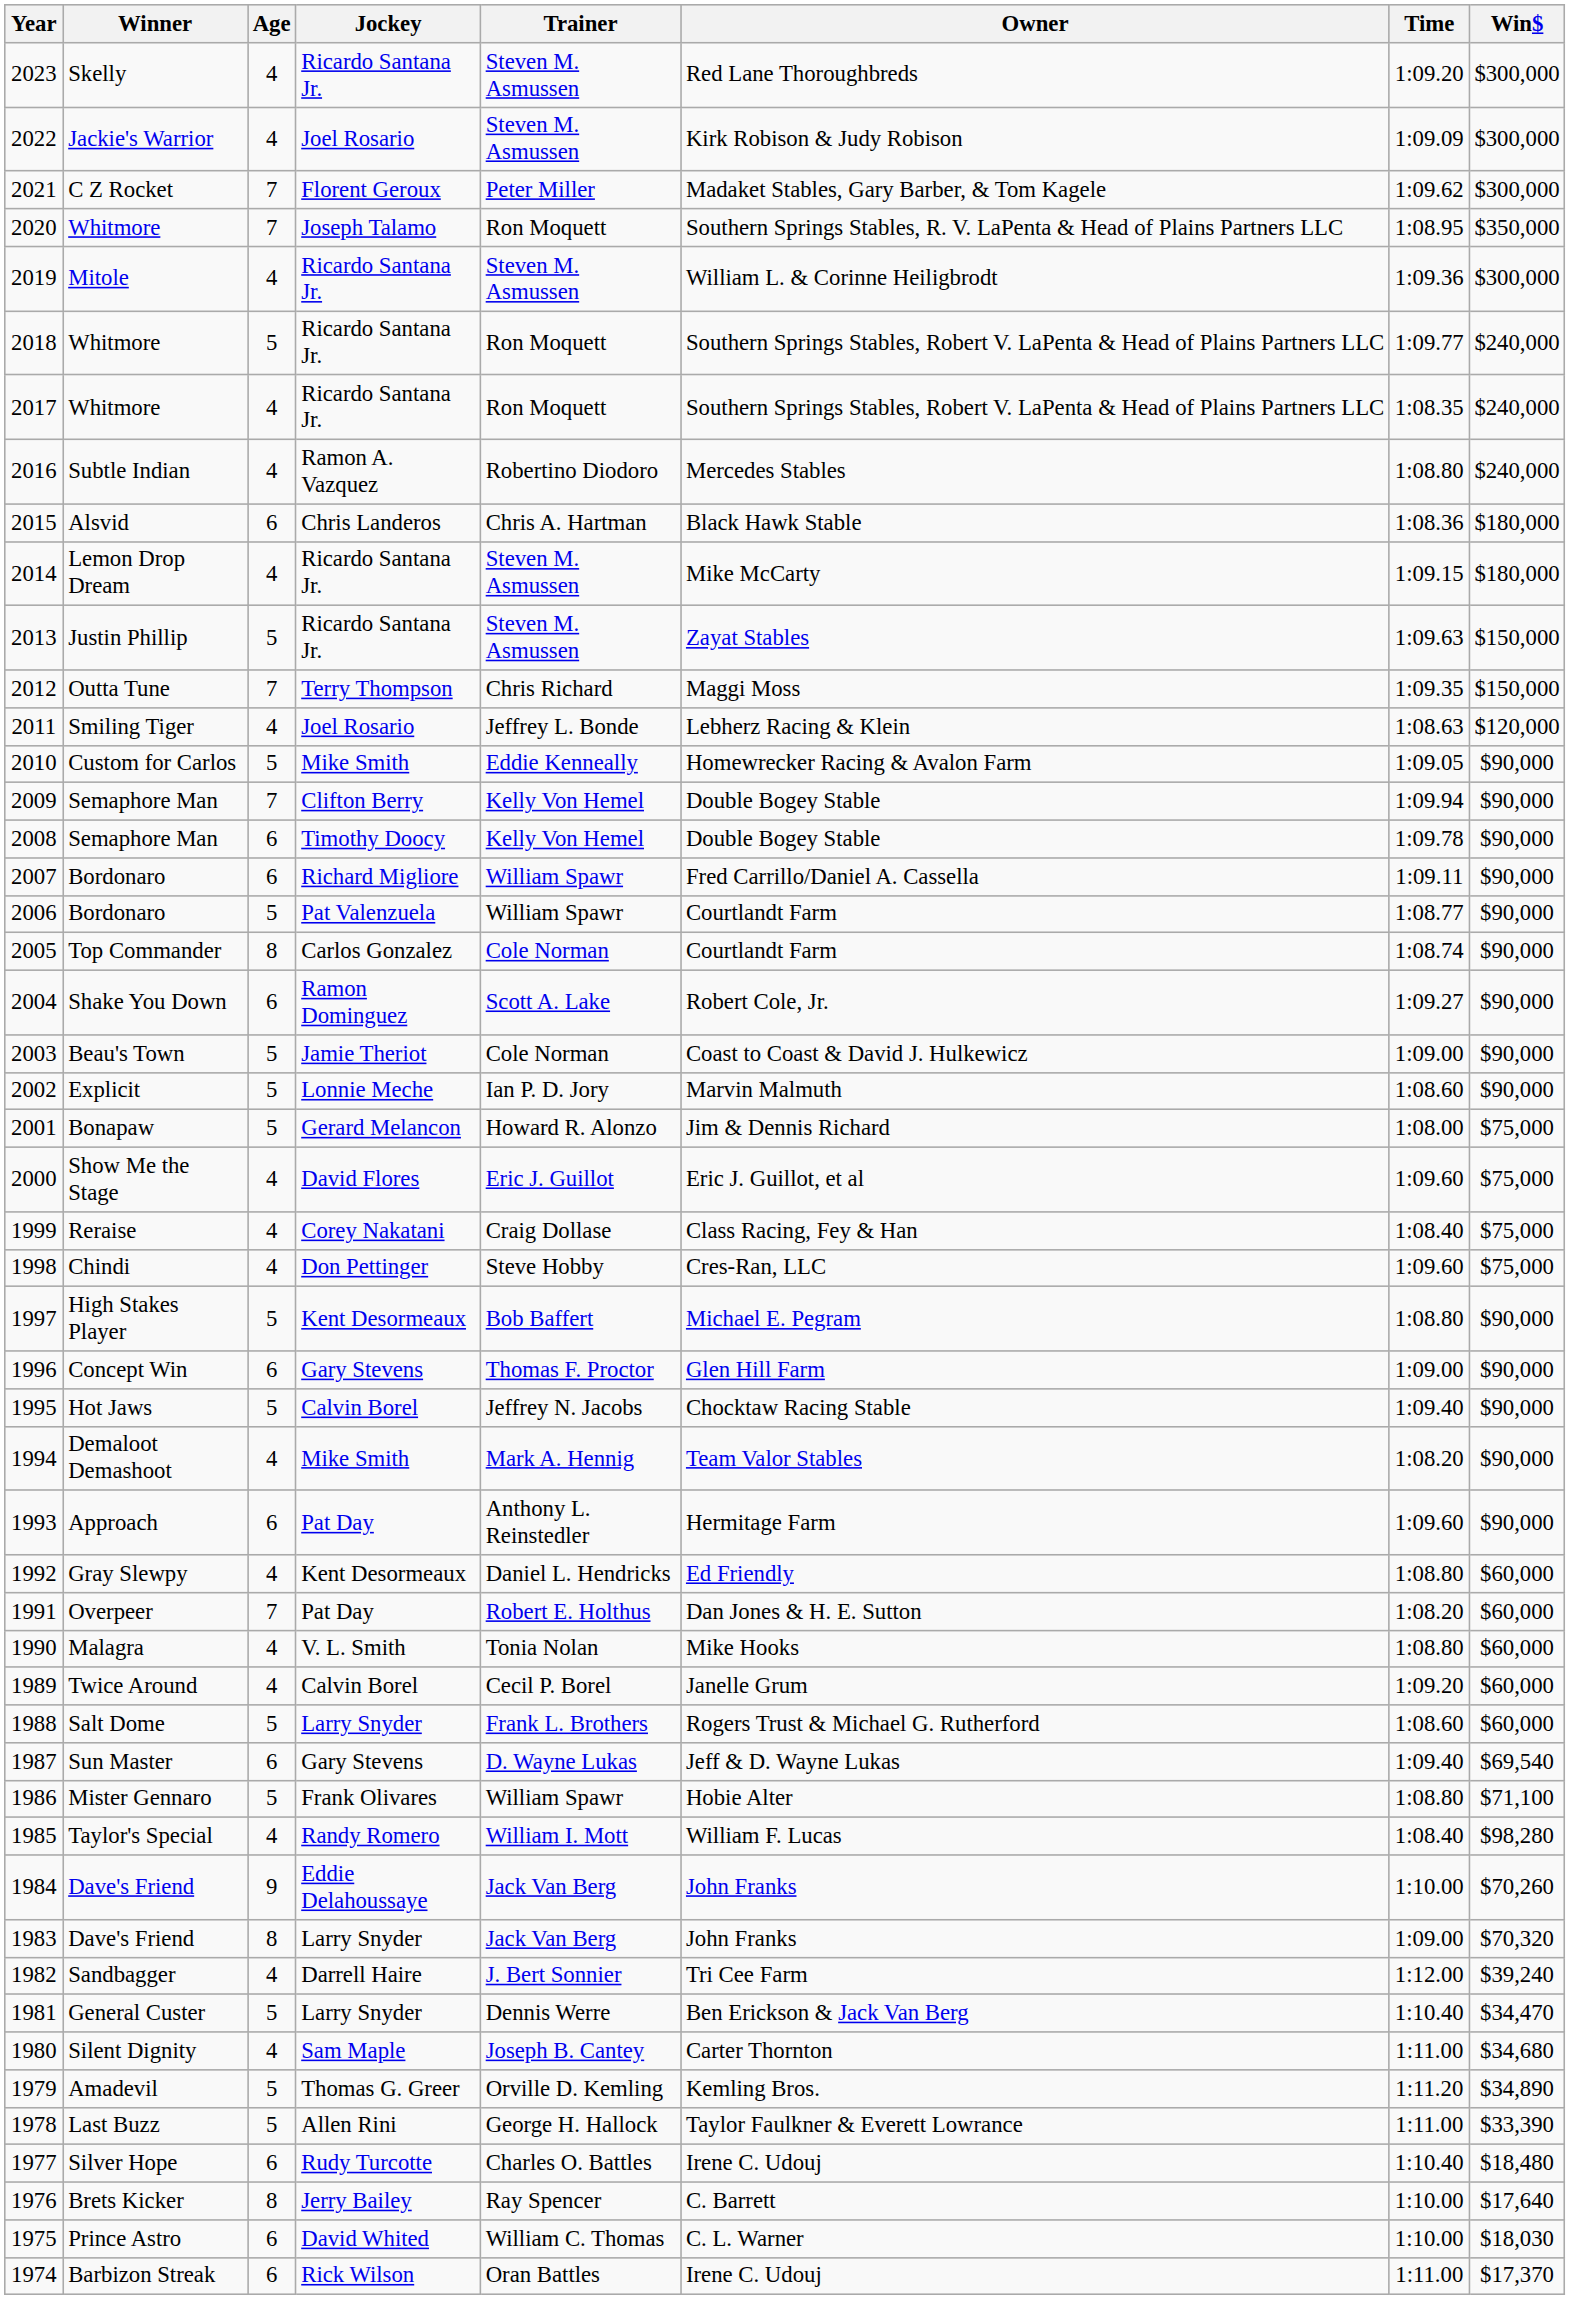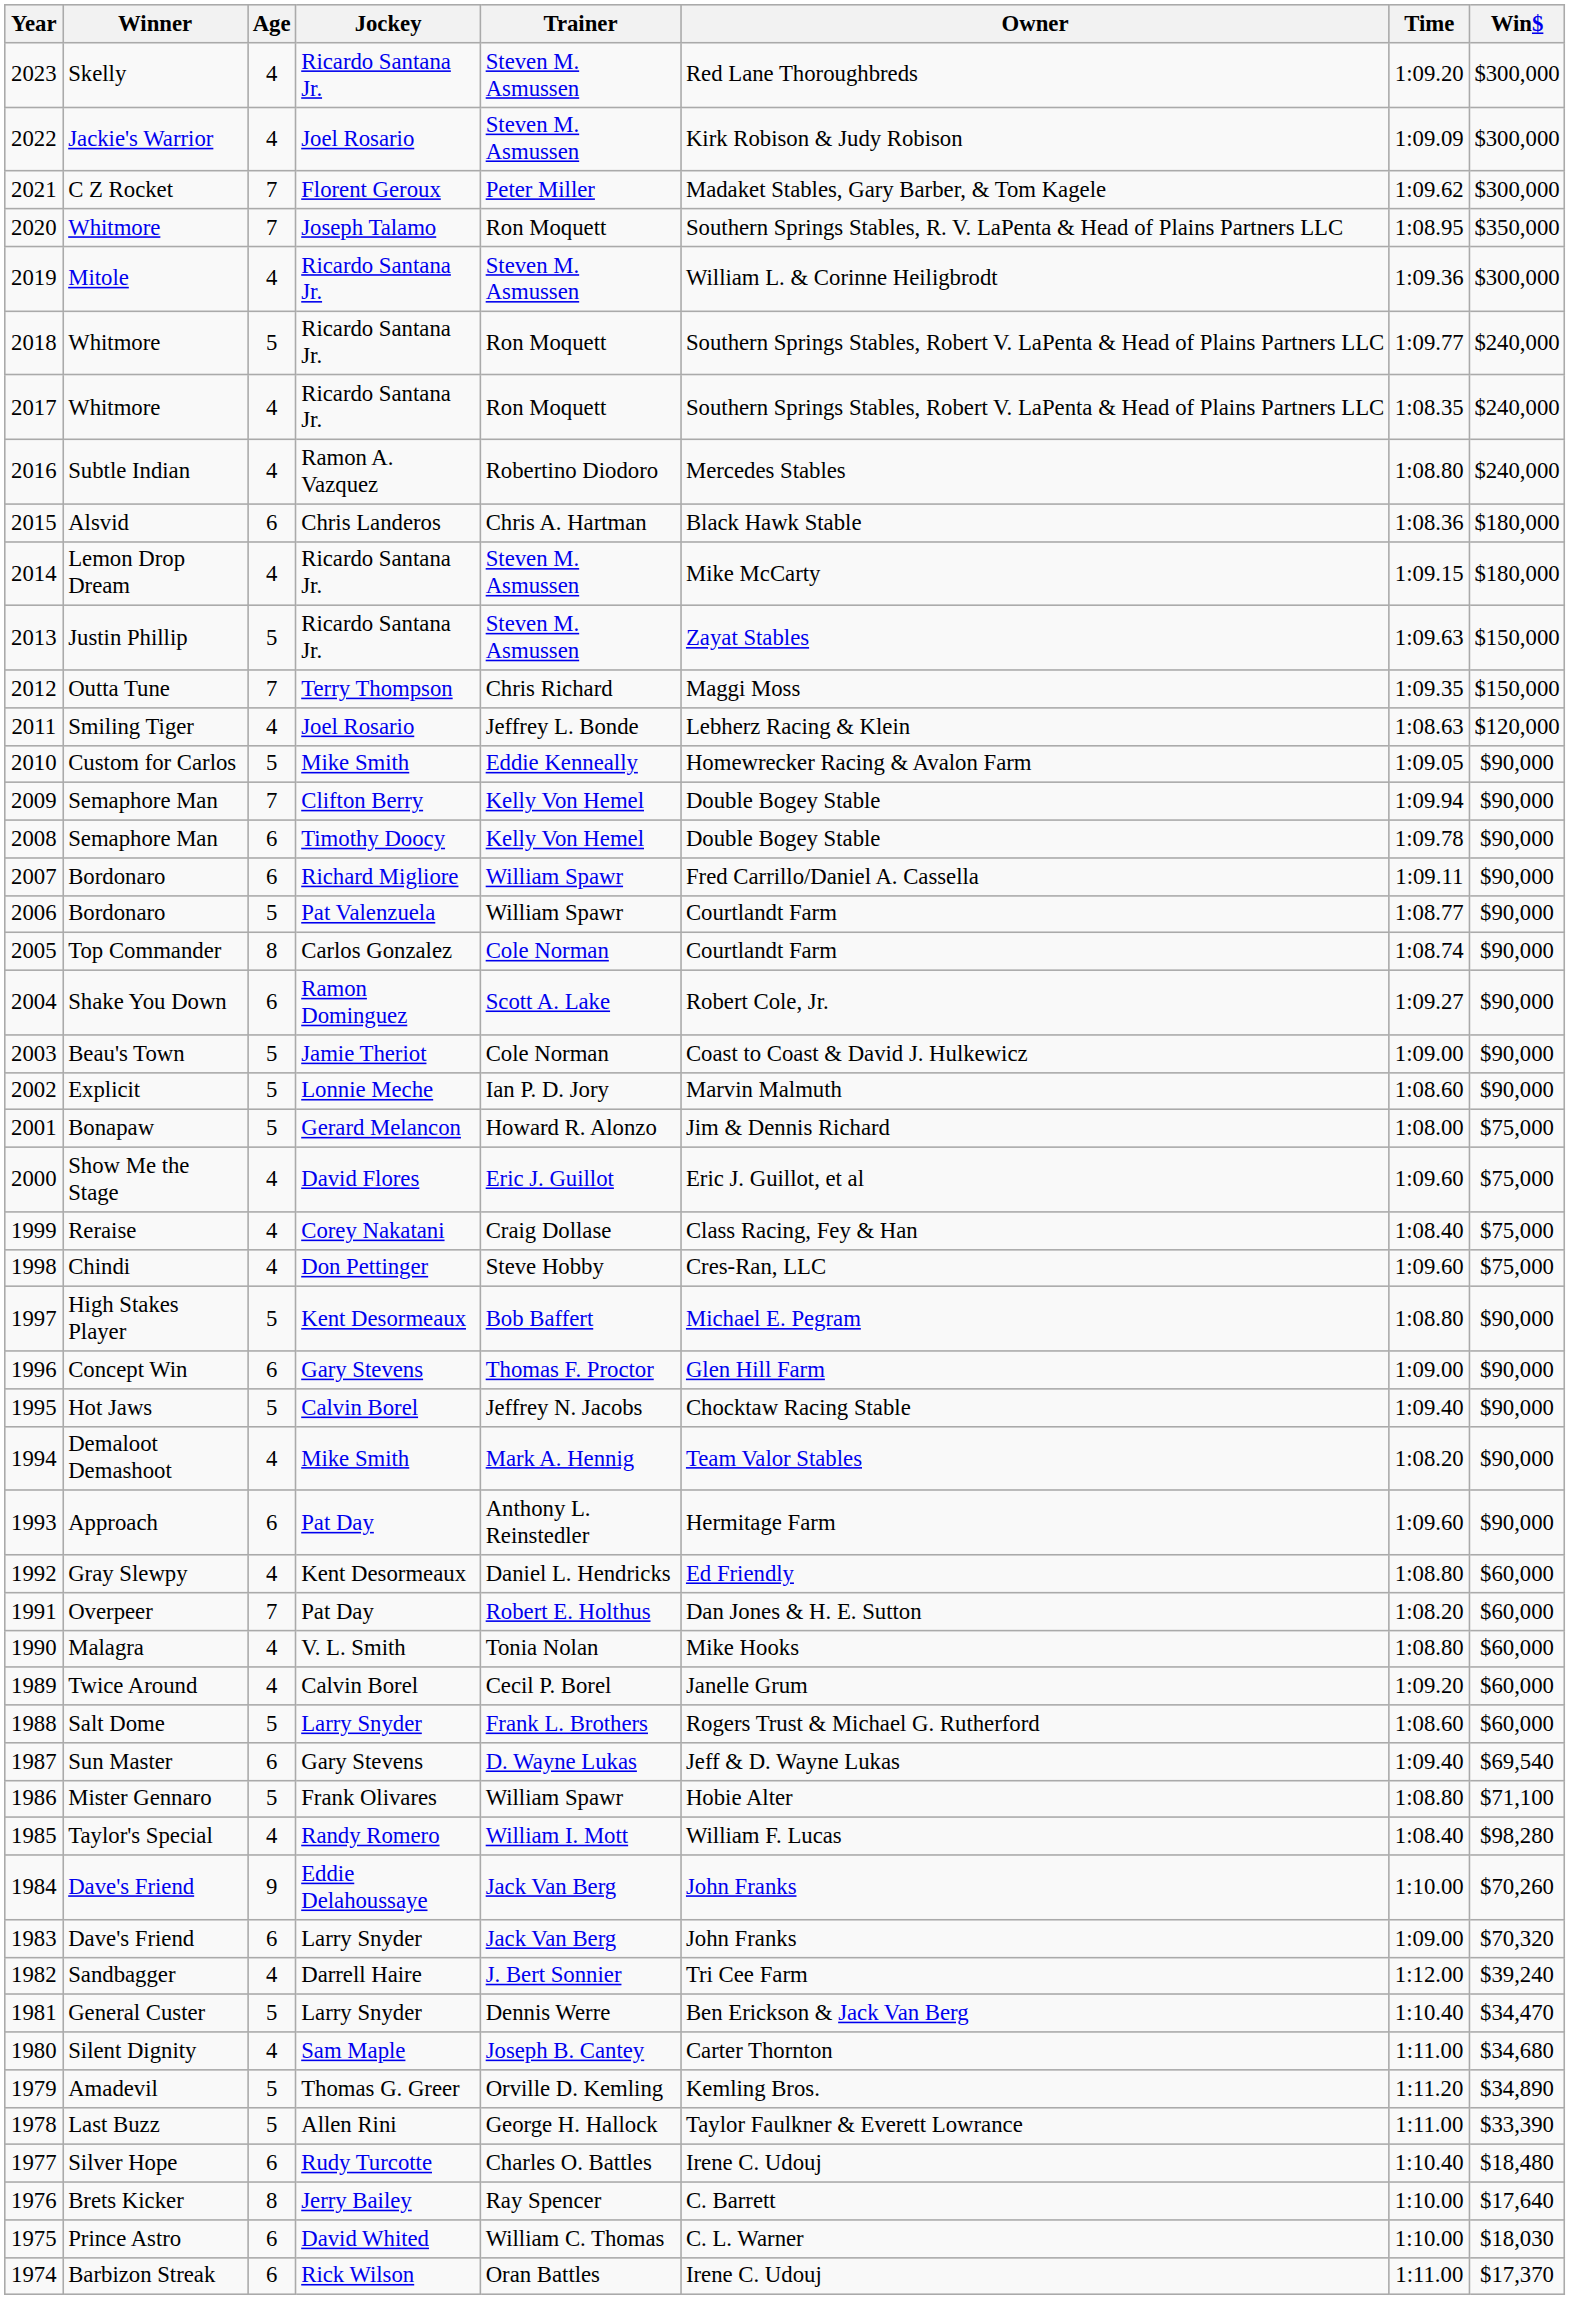(272, 1938) 8 -> (272, 1938) 6
